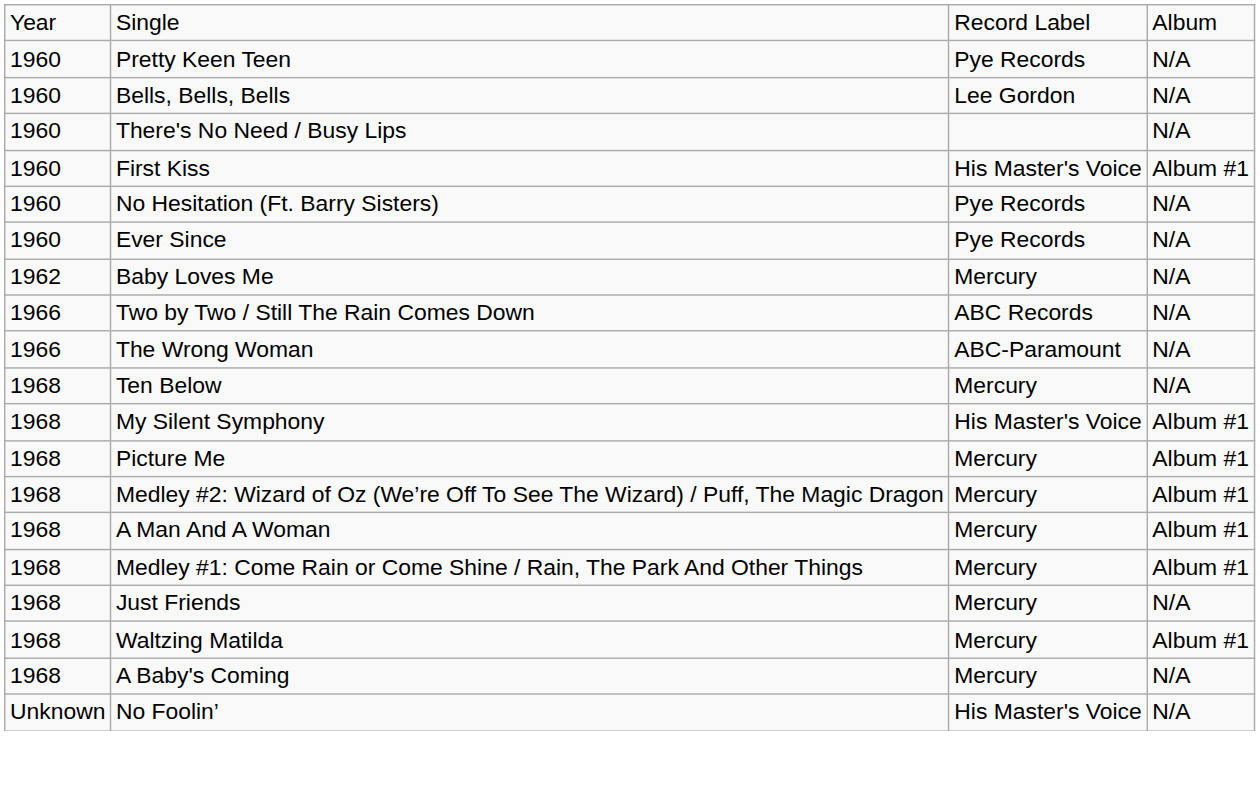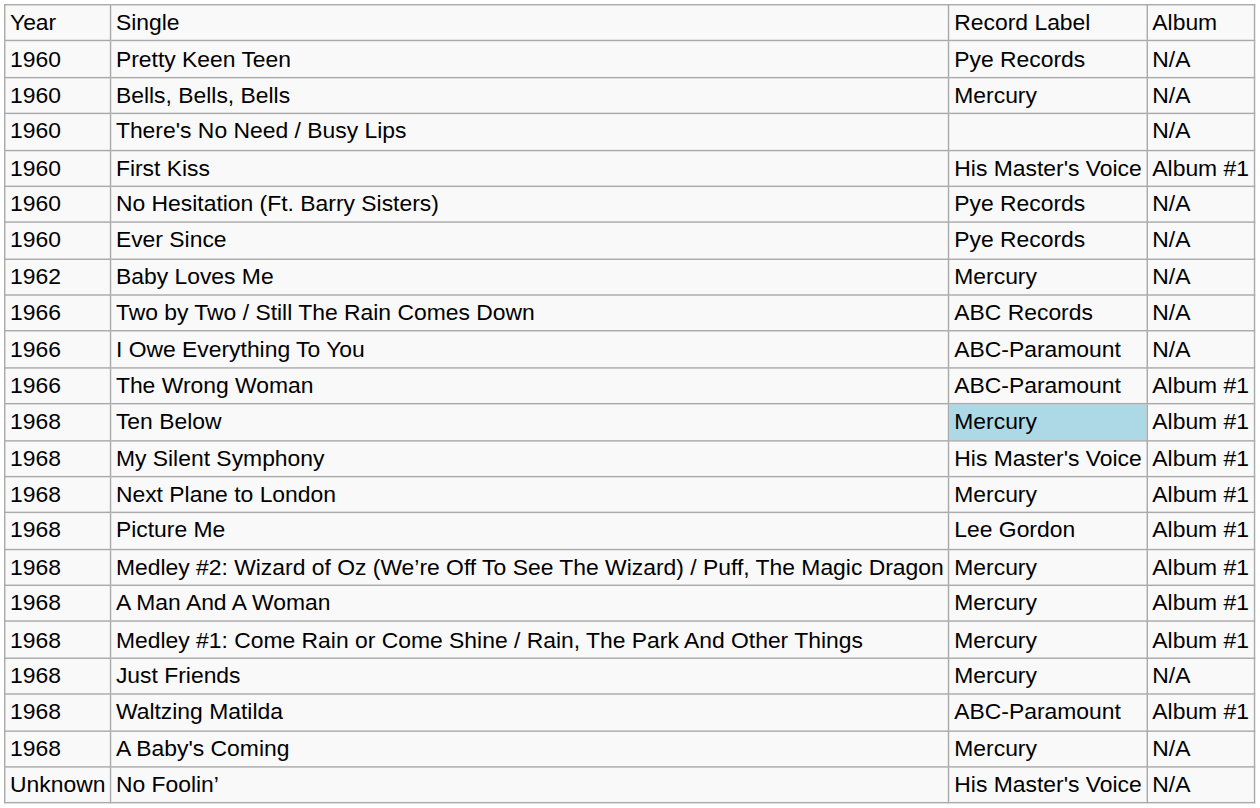(1015, 95) Lee Gordon -> (996, 95) Mercury
+ row: (240, 349)
(1171, 349) N/A -> (1201, 385) Album #1
(996, 385) no background -> (996, 421) lightblue background
(1171, 385) N/A -> (1201, 421) Album #1
+ row: (226, 494)
(996, 458) Mercury -> (1015, 530) Lee Gordon
(996, 639) Mercury -> (1038, 712) ABC-Paramount
